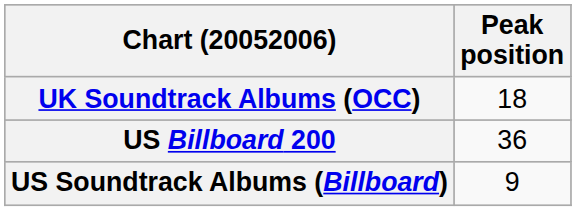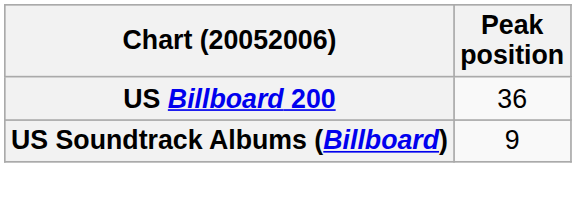- row: (229, 98)
